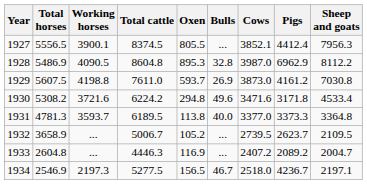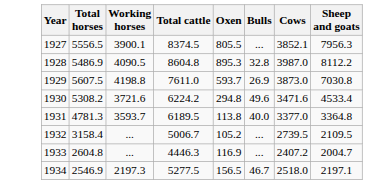- column: (292, 20)
(51, 134) 3658.9 -> (87, 134) 3158.4
